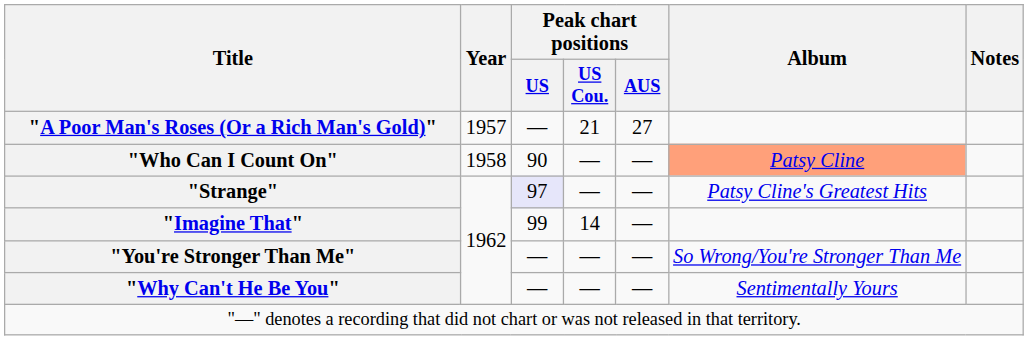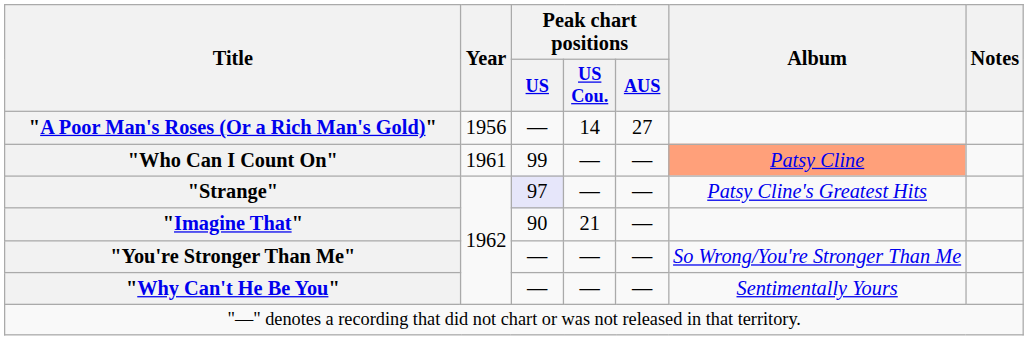(486, 127) 1957 -> (486, 127) 1956
(590, 127) 21 -> (590, 127) 14
(486, 159) 1958 -> (486, 159) 1961
(537, 159) 90 -> (537, 159) 99
(537, 224) 99 -> (537, 224) 90
(590, 224) 14 -> (590, 224) 21
